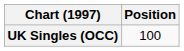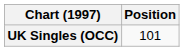(150, 35) 100 -> (150, 35) 101
